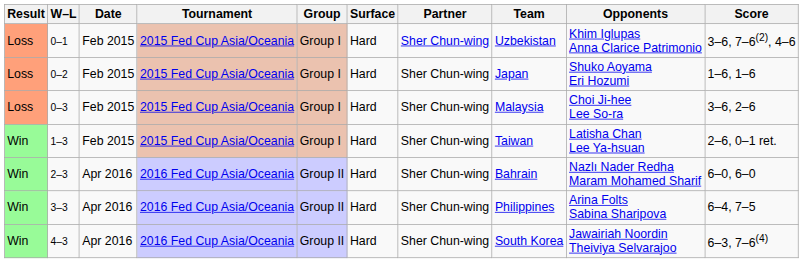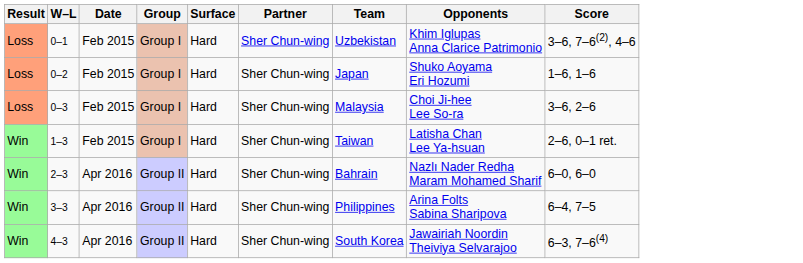- column: (217, 14)
